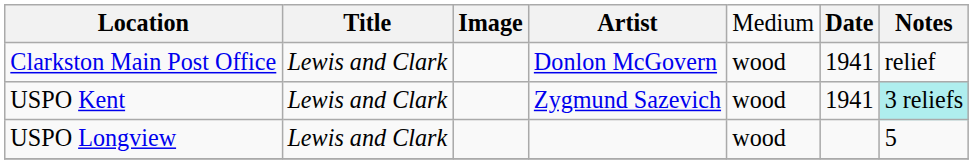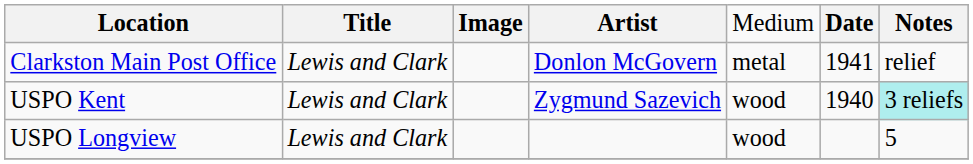(759, 61) wood -> (759, 61) metal
(849, 100) 1941 -> (849, 100) 1940
